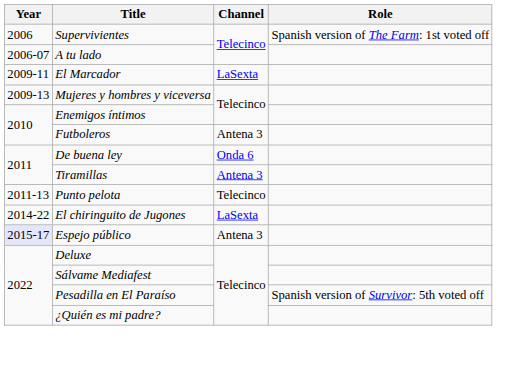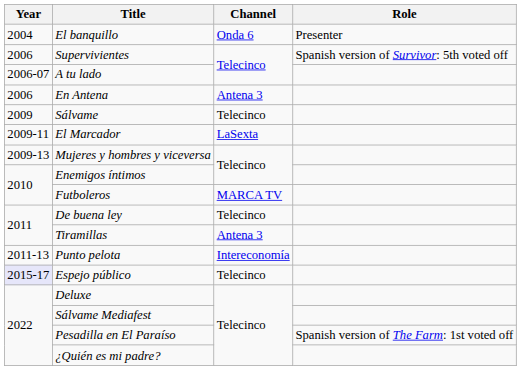+ row: (87, 34)
(380, 34) Spanish version of The Farm: 1st voted off -> (402, 54) Spanish version of Survivor: 5th voted off
+ row: (82, 94)
+ row: (77, 114)
(240, 134) Antena 3 -> (249, 194) MARCA TV
(235, 154) Onda 6 -> (241, 214) Telecinco
(241, 194) Telecinco -> (253, 255) Intereconomía
- row: (120, 214)
(240, 235) Antena 3 -> (241, 275) Telecinco
(378, 295) Spanish version of Survivor: 5th voted off -> (404, 335) Spanish version of The Farm: 1st voted off
